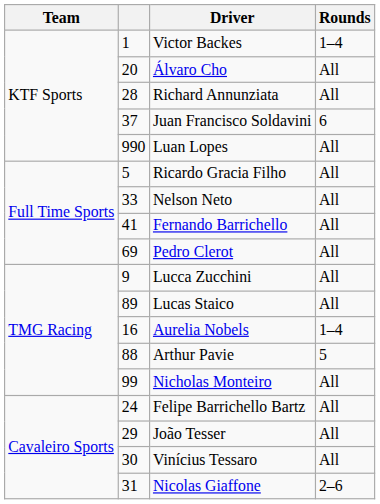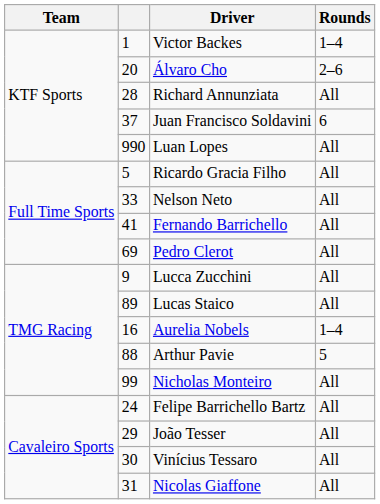(329, 69) All -> (331, 69) 2–6
(331, 485) 2–6 -> (329, 485) All
